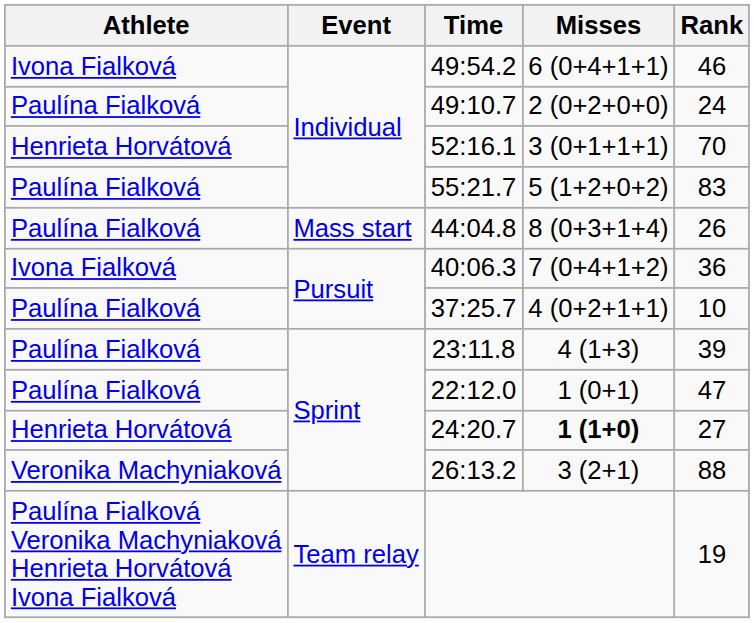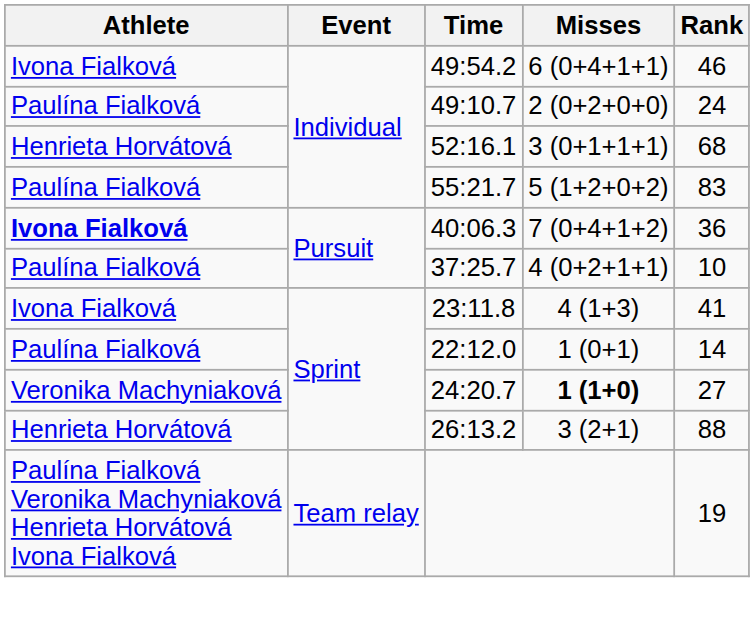(712, 147) 70 -> (712, 147) 68
- row: (474, 228)
(93, 268) normal -> (99, 228) bold
(106, 349) Paulína Fialková -> (93, 309) Ivona Fialková
(712, 349) 39 -> (712, 309) 41
(712, 390) 47 -> (712, 349) 14
(121, 430) Henrieta Horvátová -> (146, 390) Veronika Machyniaková
(146, 471) Veronika Machyniaková -> (121, 430) Henrieta Horvátová
